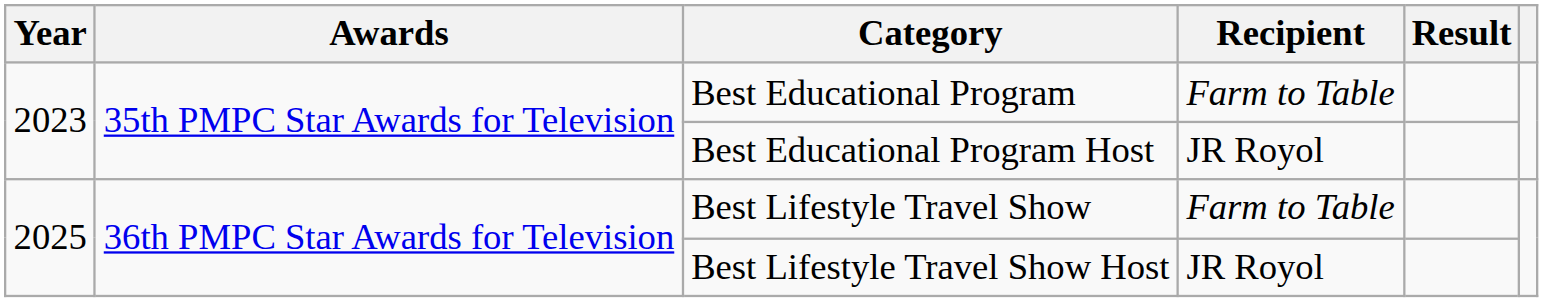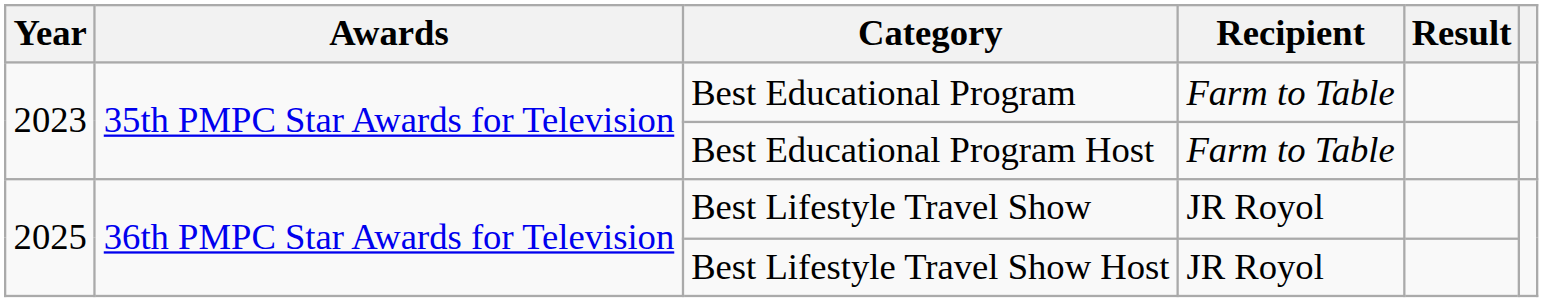(1255, 149) JR Royol -> (1291, 149) Farm to Table
(1291, 207) Farm to Table -> (1255, 207) JR Royol
